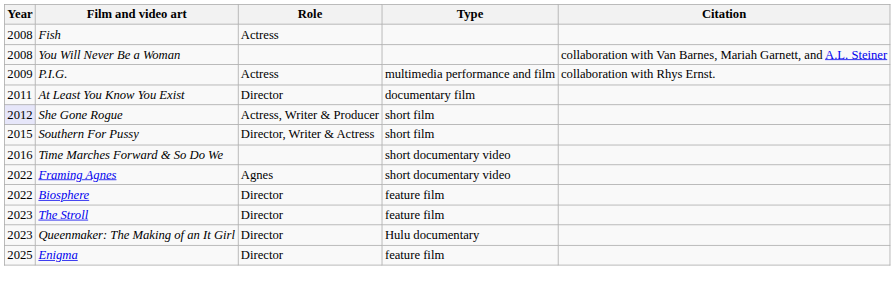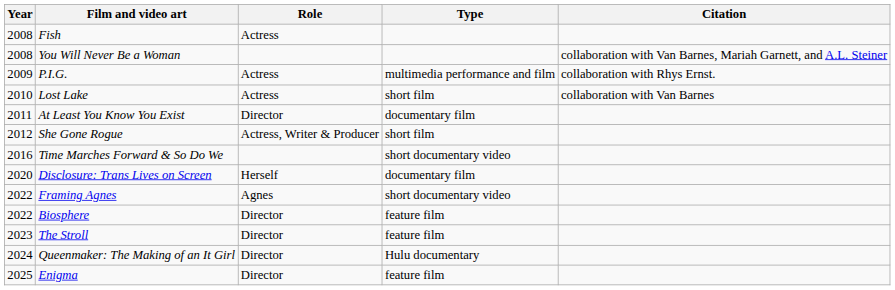+ row: (63, 94)
(20, 114) lavender background -> (20, 134) no background
- row: (89, 134)
+ row: (125, 174)
(20, 235) 2023 -> (20, 255) 2024
